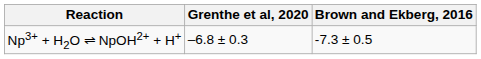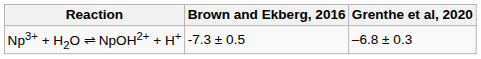columns swapped: (394, 15) <-> (248, 15)
